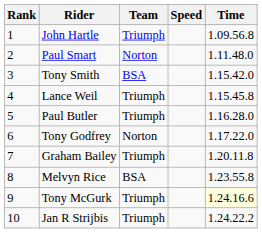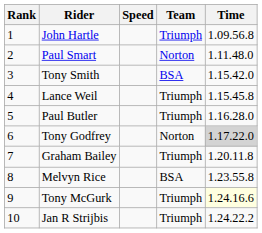columns swapped: (144, 14) <-> (186, 14)
(231, 136) no background -> (231, 136) lightgrey background
